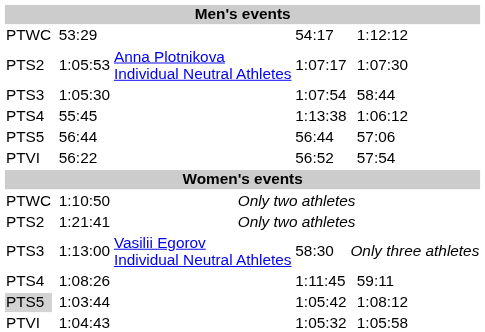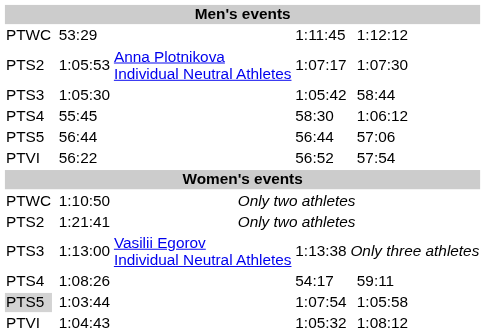(315, 35) 54:17 -> (320, 35) 1:11:45
(321, 95) 1:07:54 -> (321, 95) 1:05:42
(321, 116) 1:13:38 -> (315, 116) 58:30
(315, 251) 58:30 -> (321, 251) 1:13:38
(320, 281) 1:11:45 -> (315, 281) 54:17
(321, 302) 1:05:42 -> (321, 302) 1:07:54
(382, 302) 1:08:12 -> (382, 302) 1:05:58
(382, 323) 1:05:58 -> (382, 323) 1:08:12
